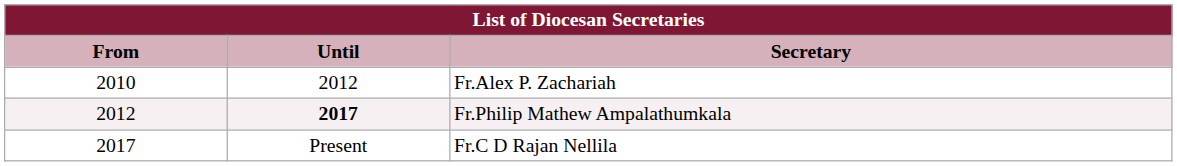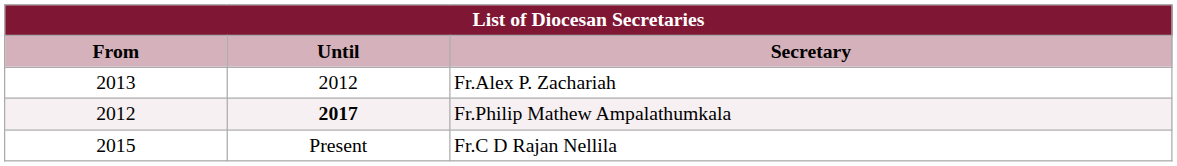(116, 82) 2010 -> (116, 82) 2013
(116, 144) 2017 -> (116, 144) 2015
